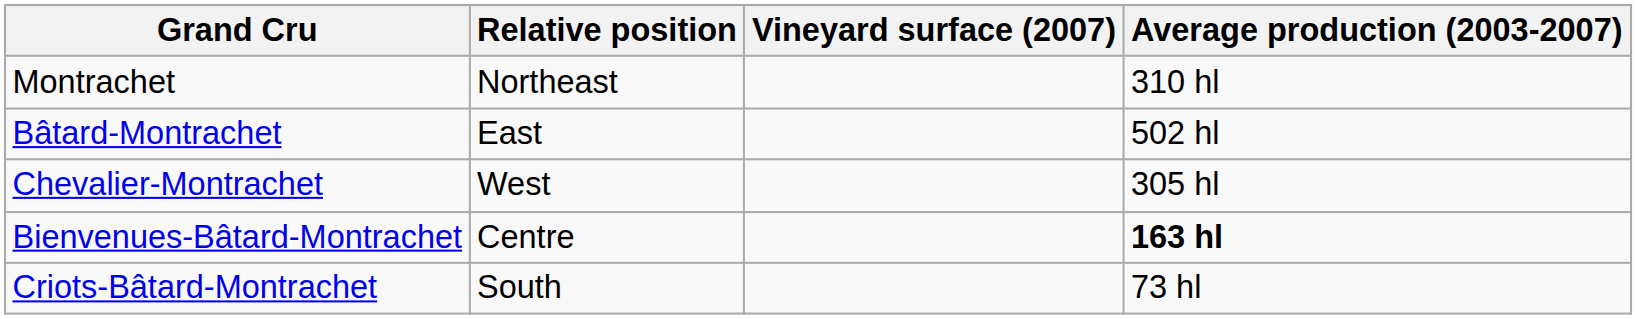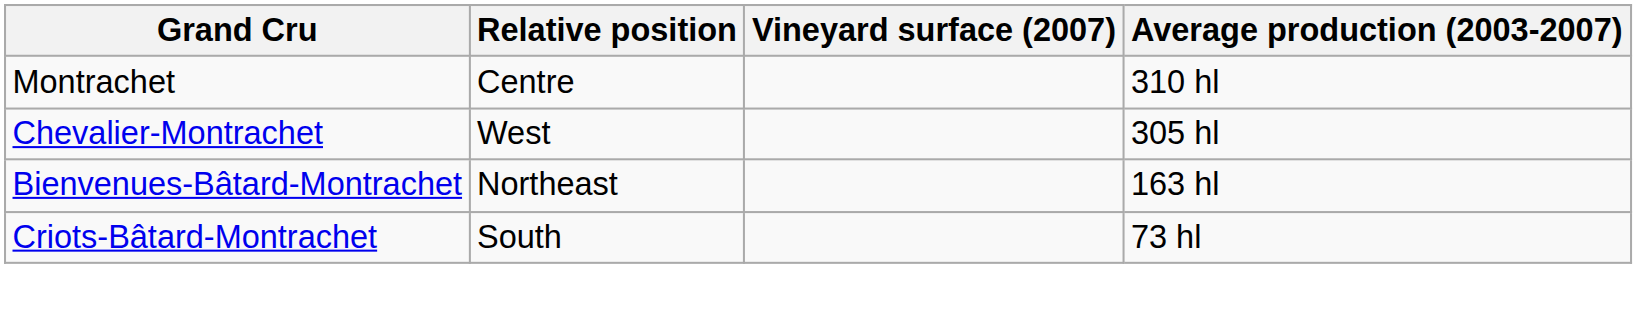(547, 81) Northeast -> (526, 81) Centre
- row: (147, 133)
(526, 236) Centre -> (547, 184) Northeast
(1177, 236) bold -> (1175, 184) normal
